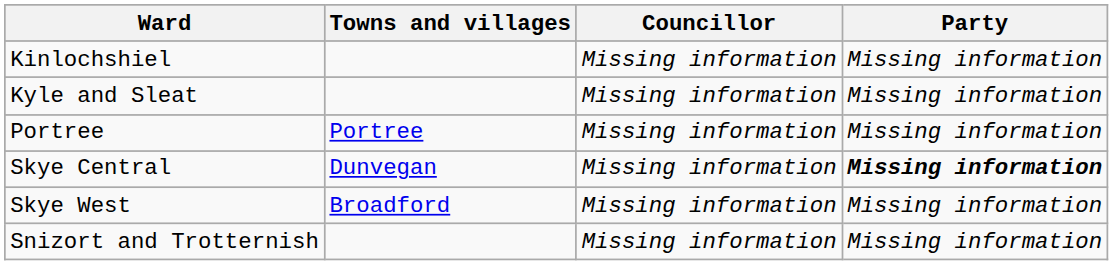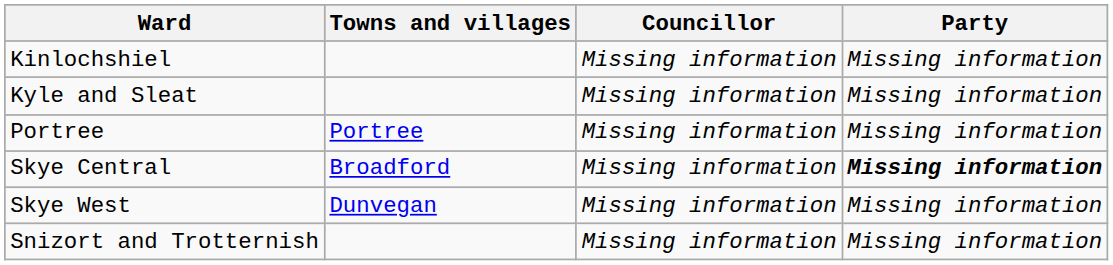(383, 169) Dunvegan -> (390, 169) Broadford
(390, 205) Broadford -> (383, 205) Dunvegan
